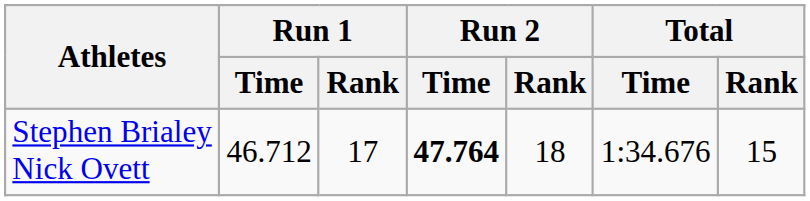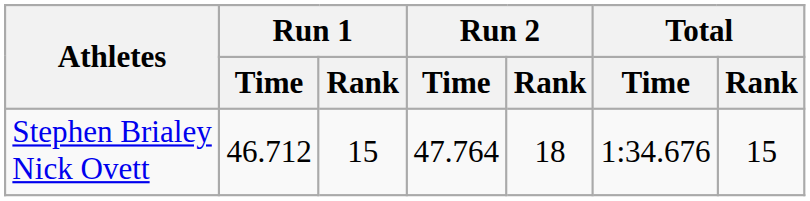(363, 151) 17 -> (363, 151) 15
(456, 151) bold -> (456, 151) normal
